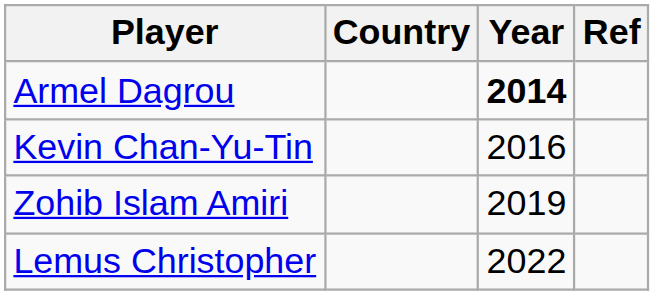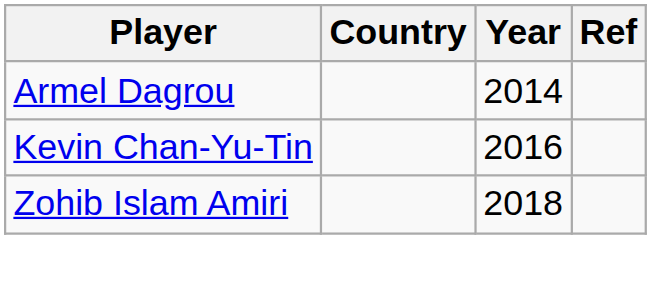(526, 89) bold -> (523, 89) normal
(526, 203) 2019 -> (523, 203) 2018
- row: (165, 260)
